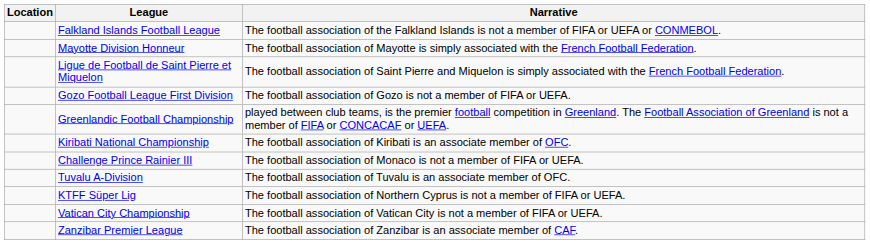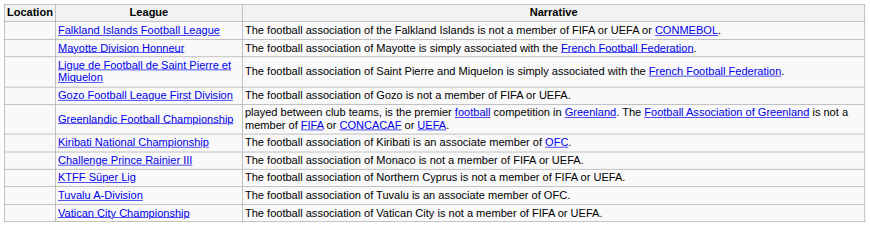rows swapped: (97, 195) <-> (100, 178)
- row: (120, 230)
